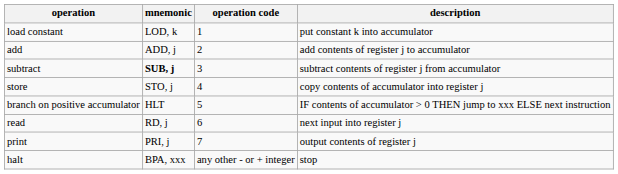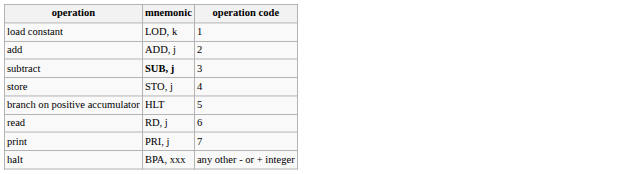- column: (455, 13)
